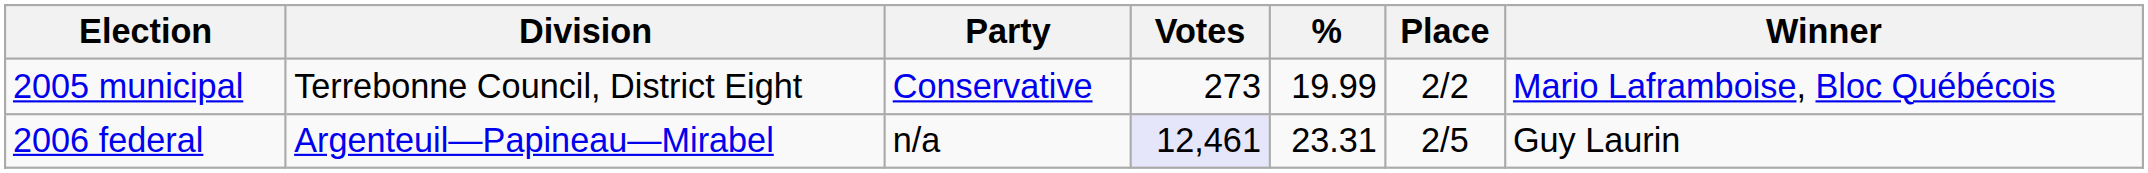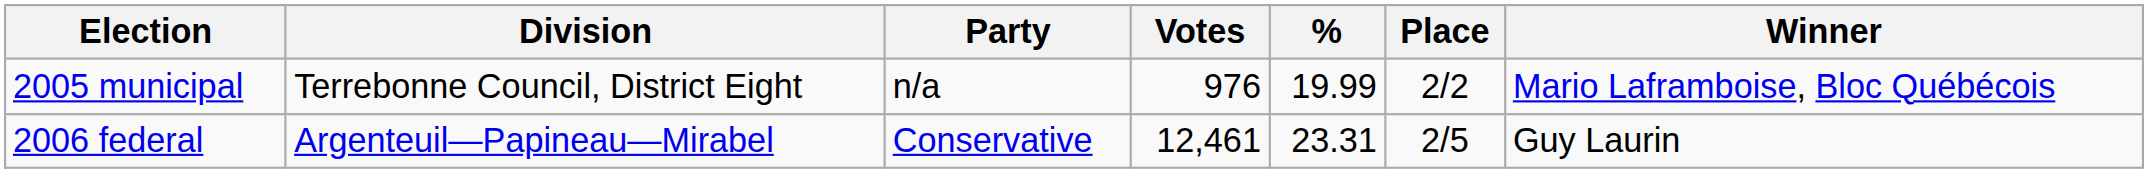(993, 85) Conservative -> (917, 85) n/a
(1232, 85) 273 -> (1232, 85) 976
(917, 140) n/a -> (993, 140) Conservative
(1209, 140) lavender background -> (1209, 140) no background
